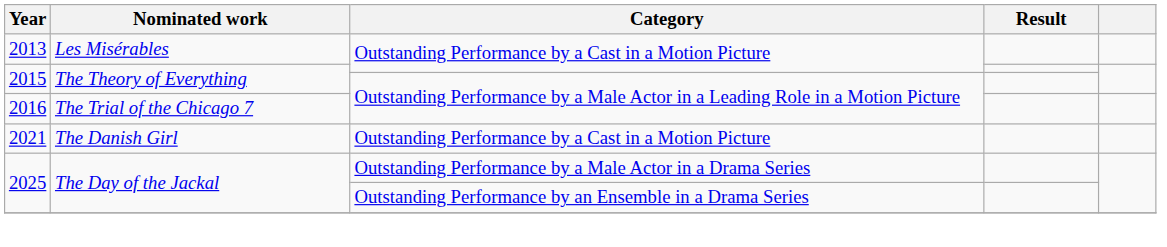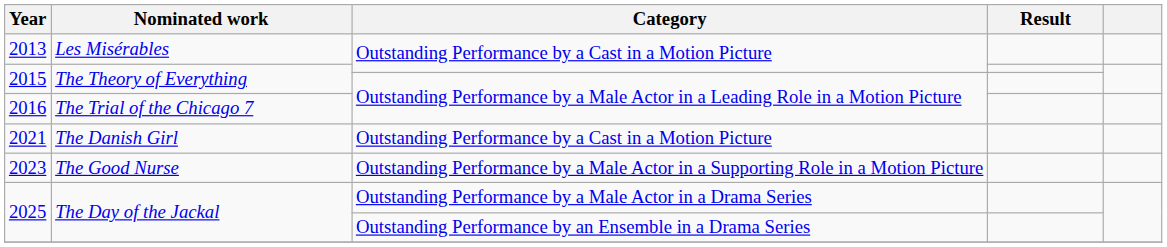+ row: (28, 167)
